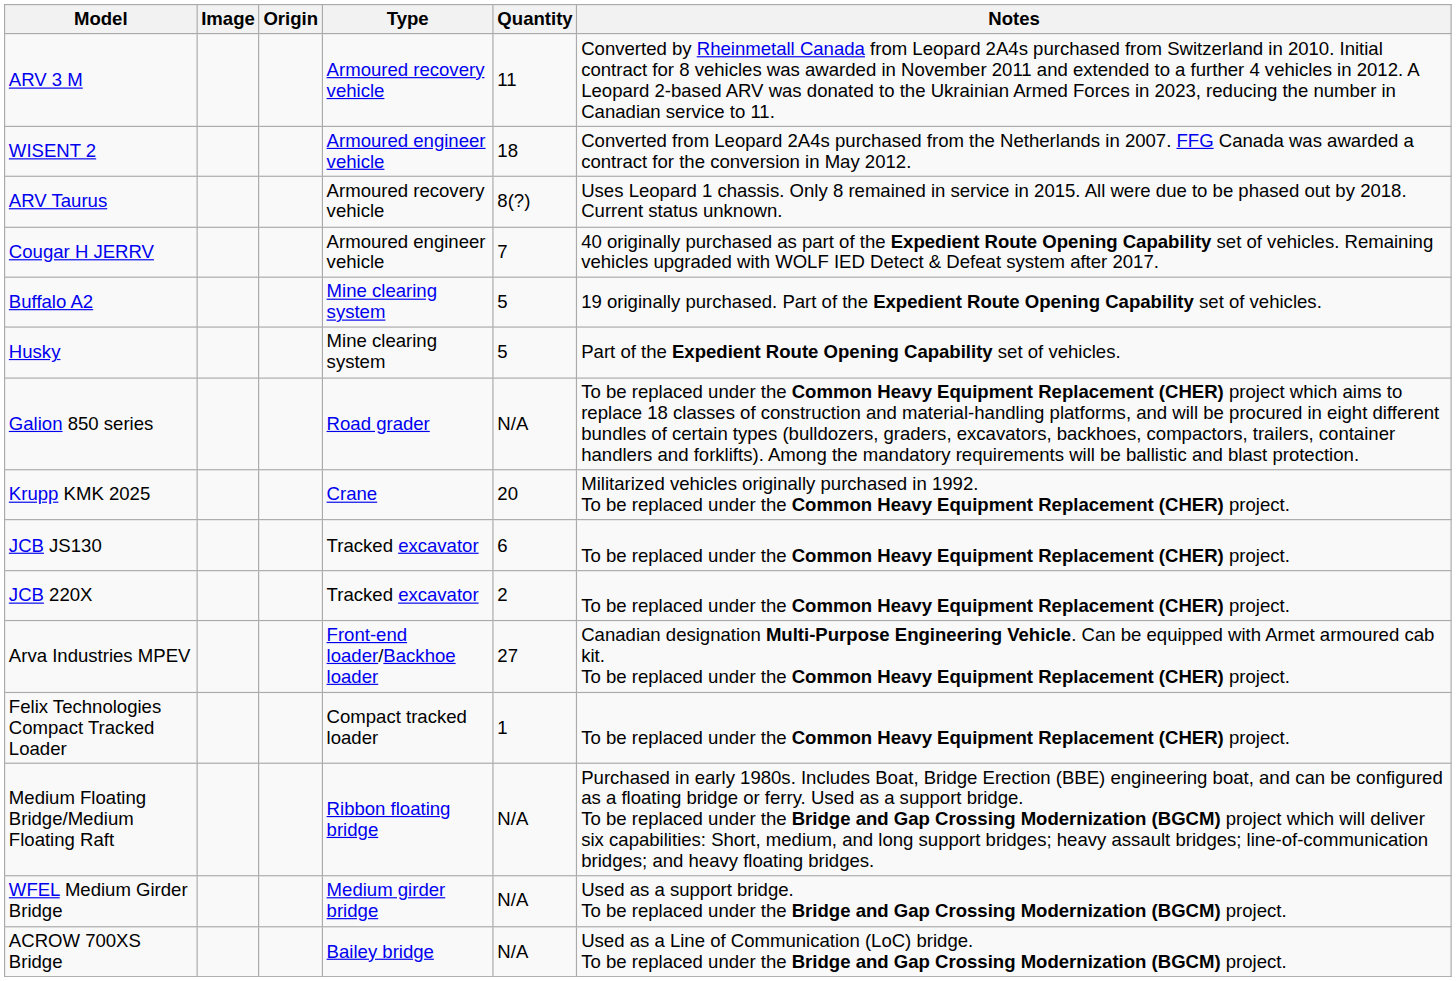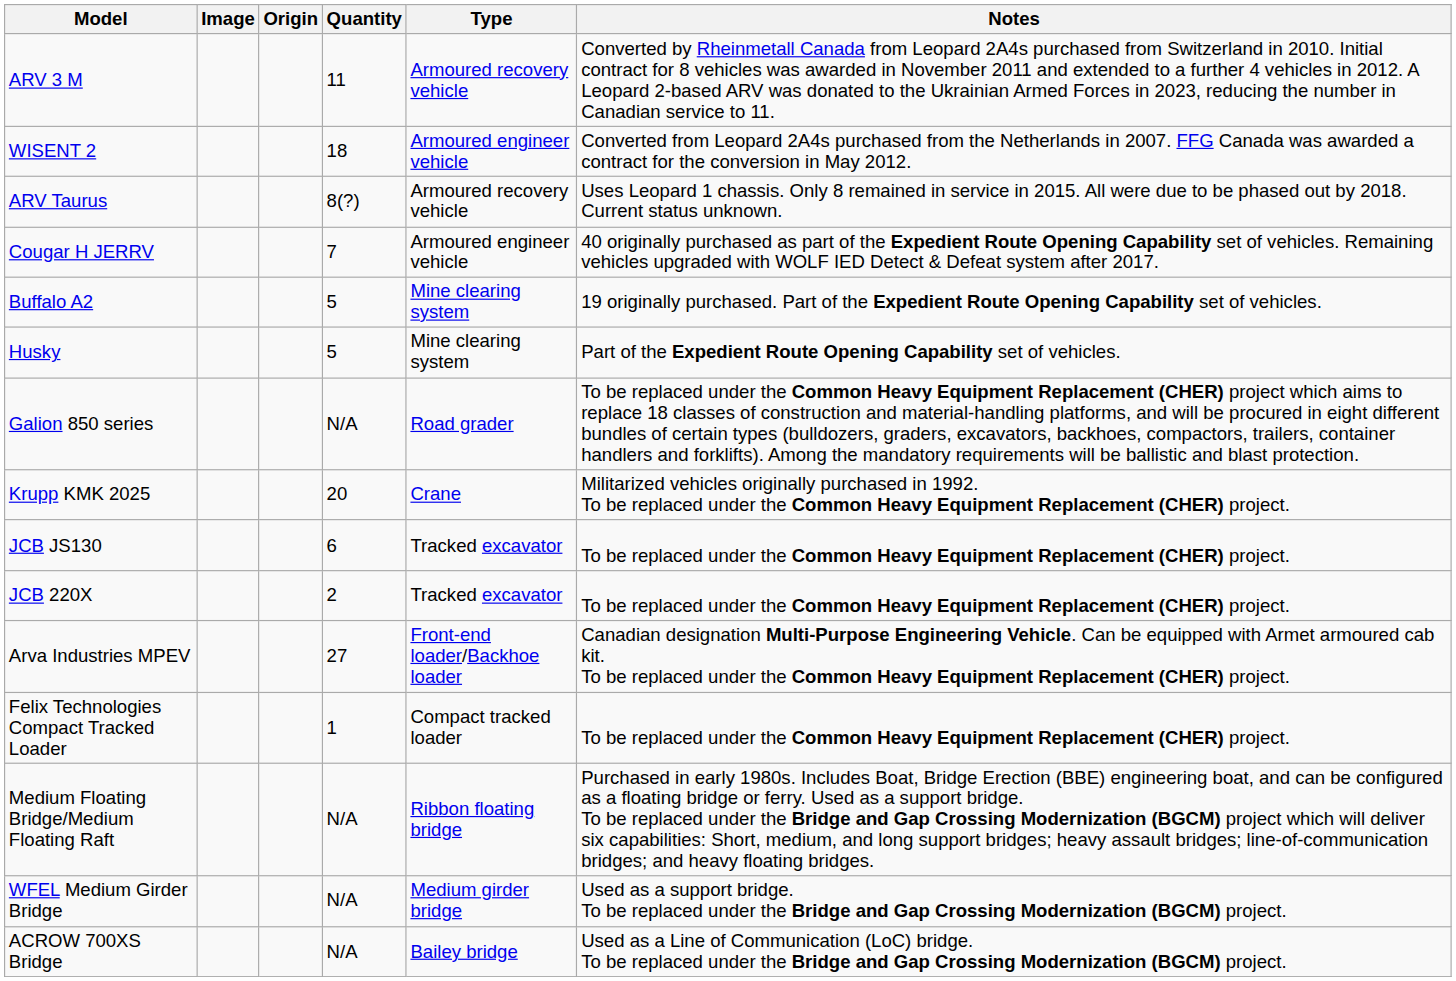columns swapped: (408, 19) <-> (535, 19)
